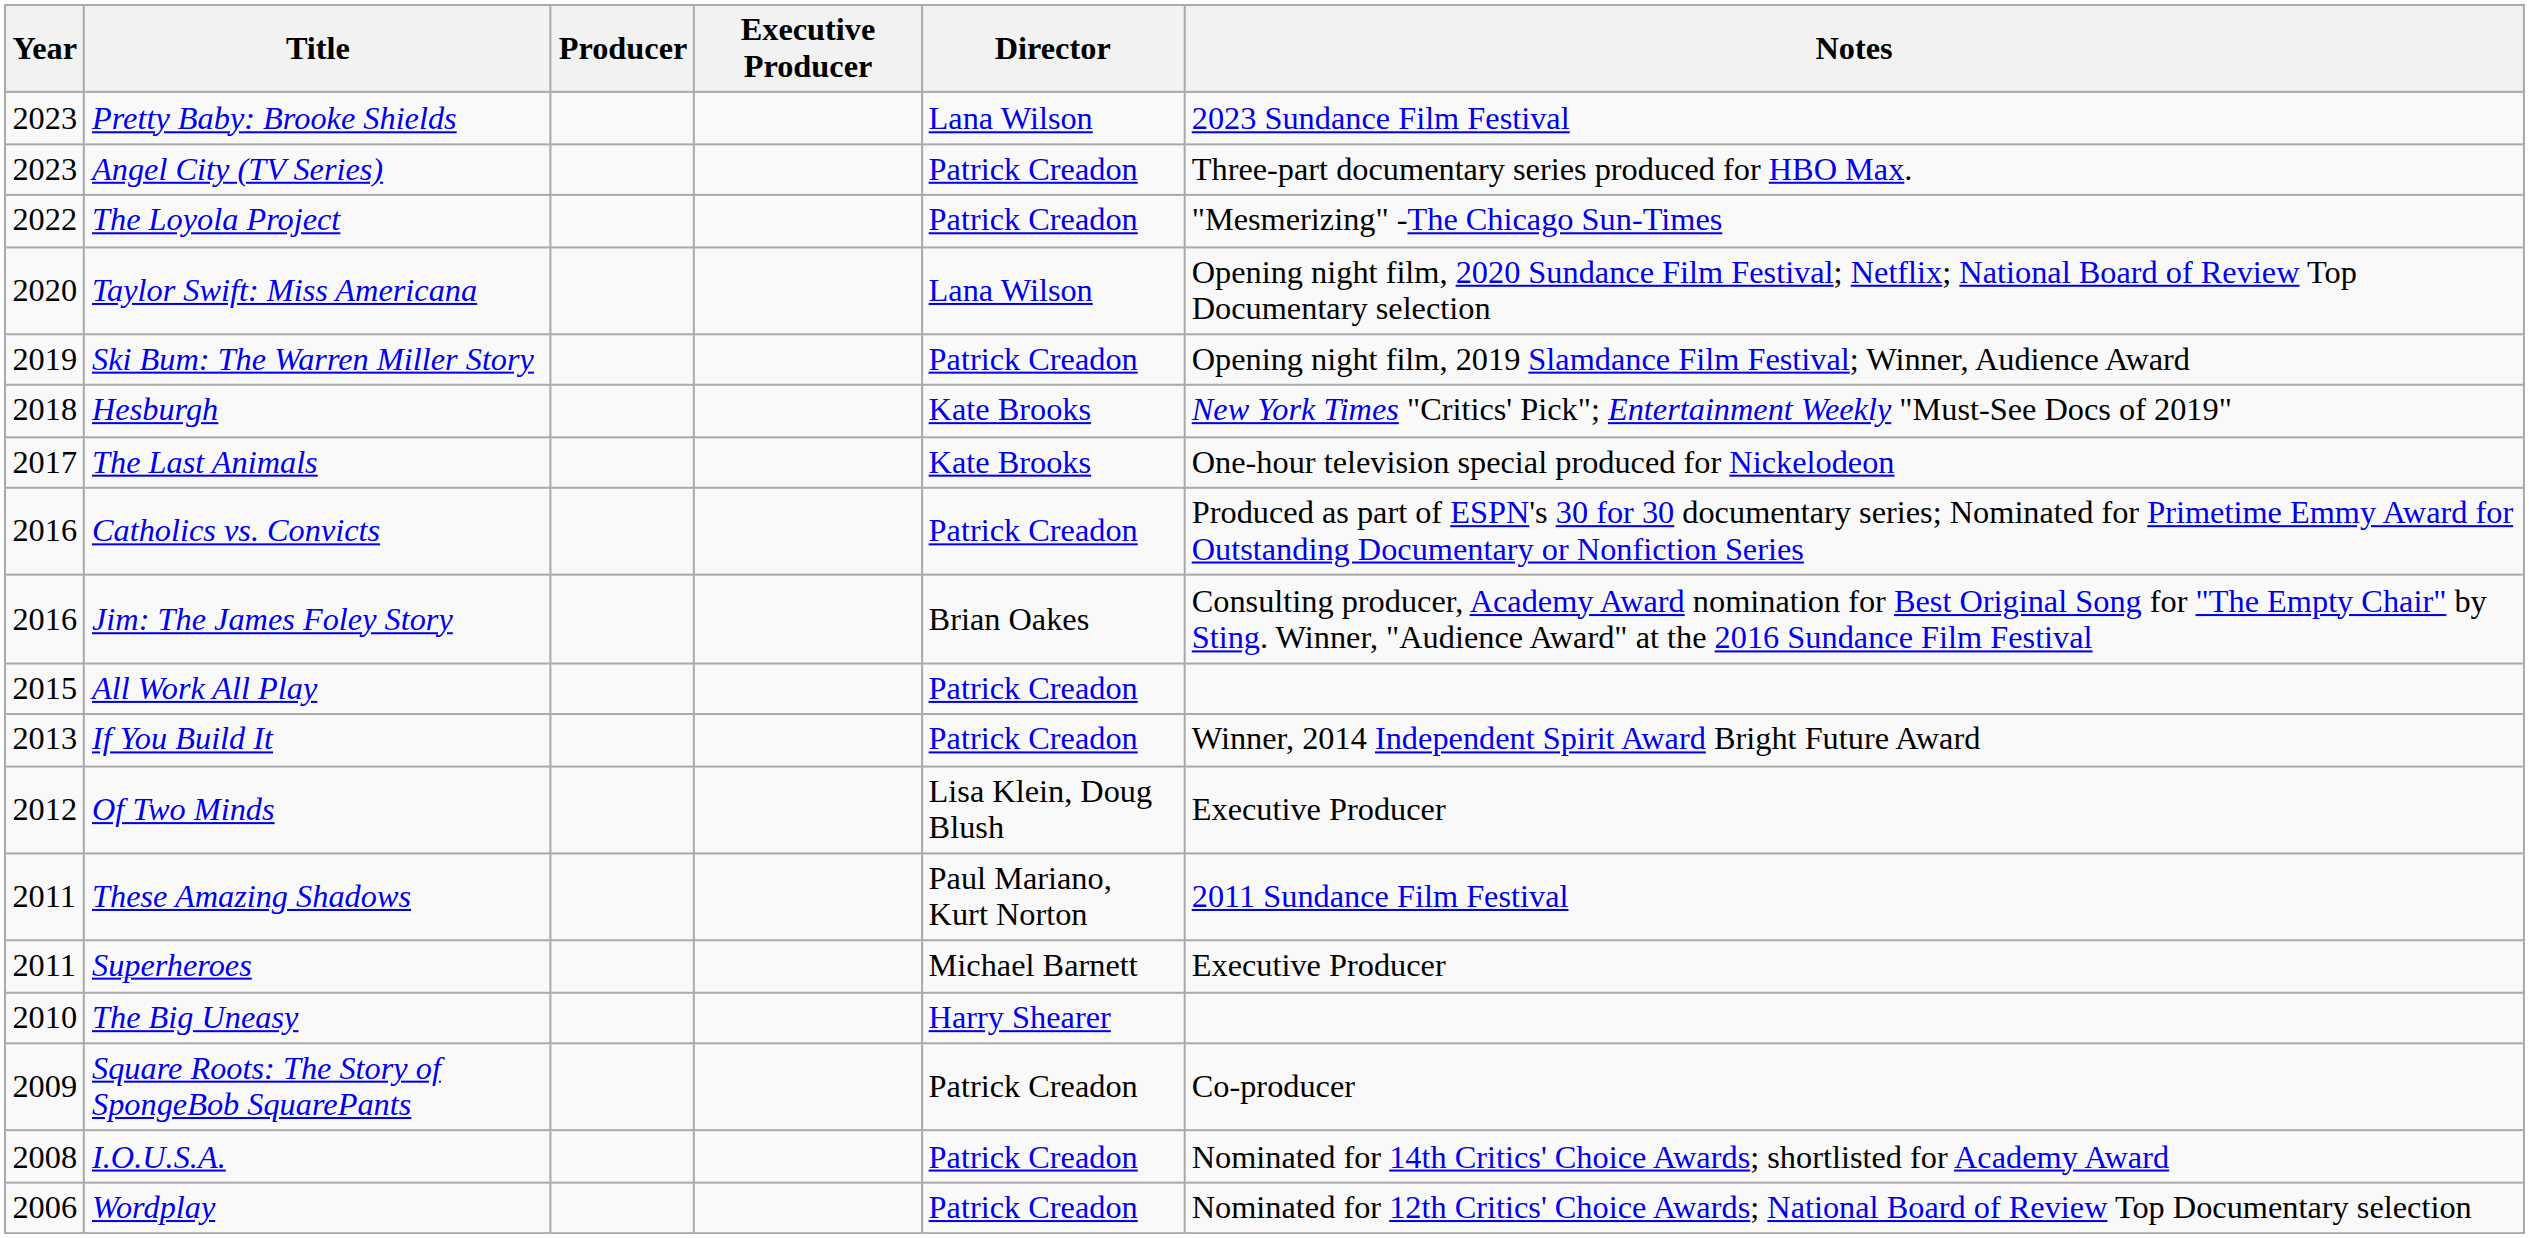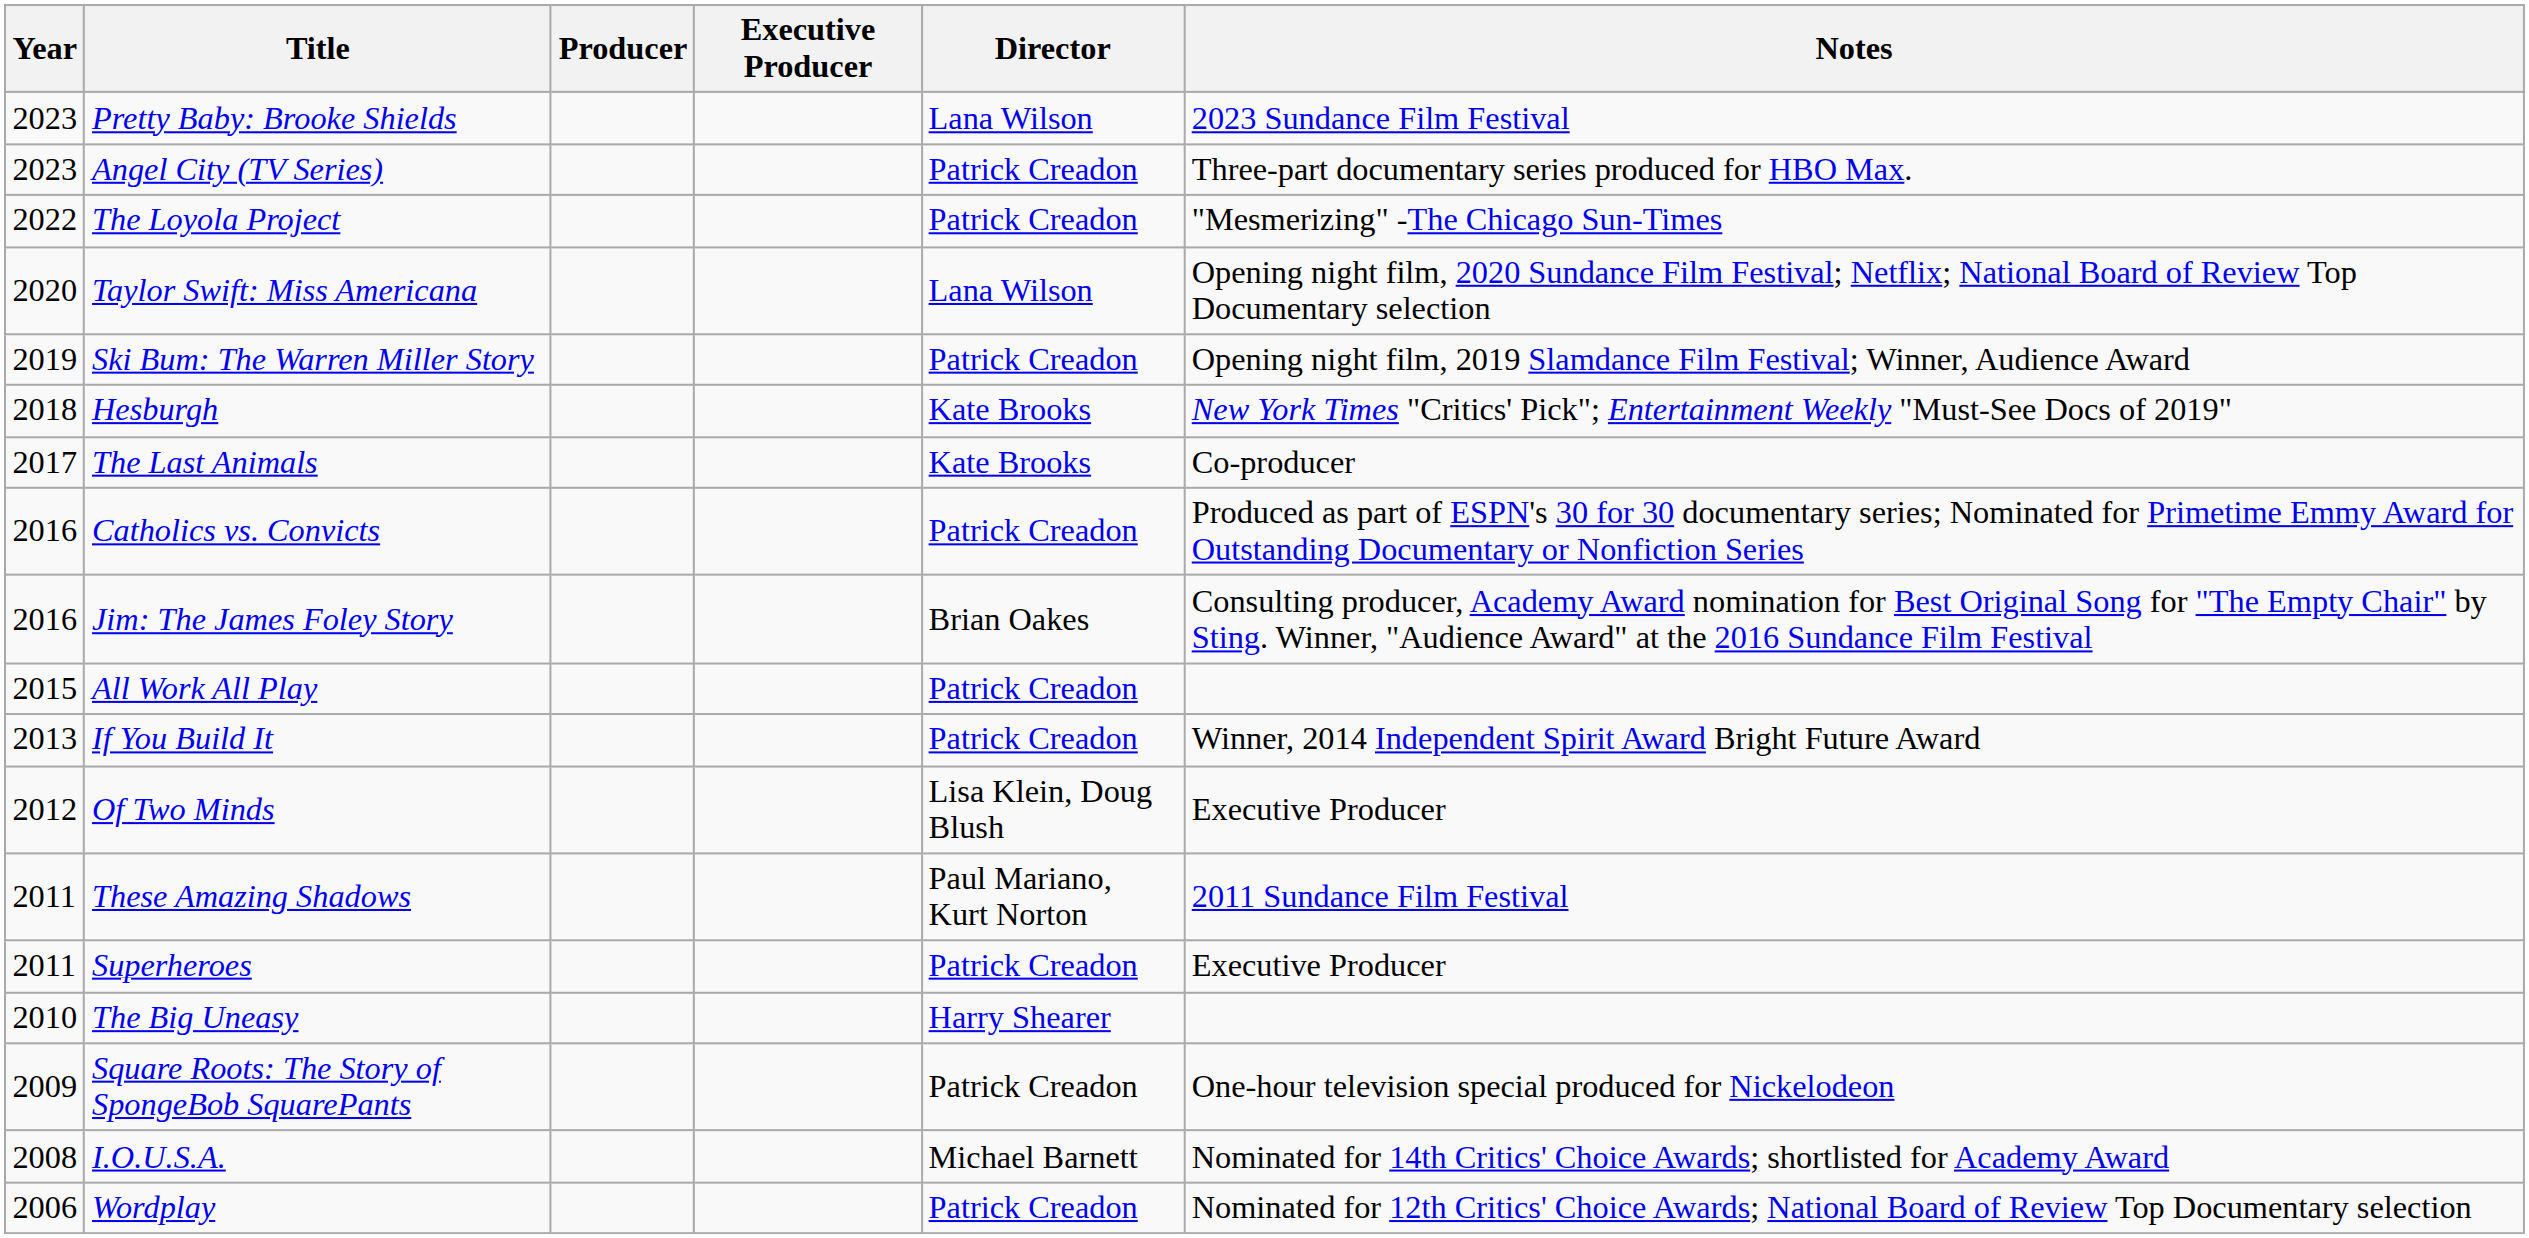(1543, 461) One-hour television special produced for Nickelodeon -> (1273, 461) Co-producer
(1033, 965) Michael Barnett -> (1033, 965) Patrick Creadon
(1273, 1086) Co-producer -> (1543, 1086) One-hour television special produced for Nickelodeon
(1033, 1156) Patrick Creadon -> (1033, 1156) Michael Barnett
